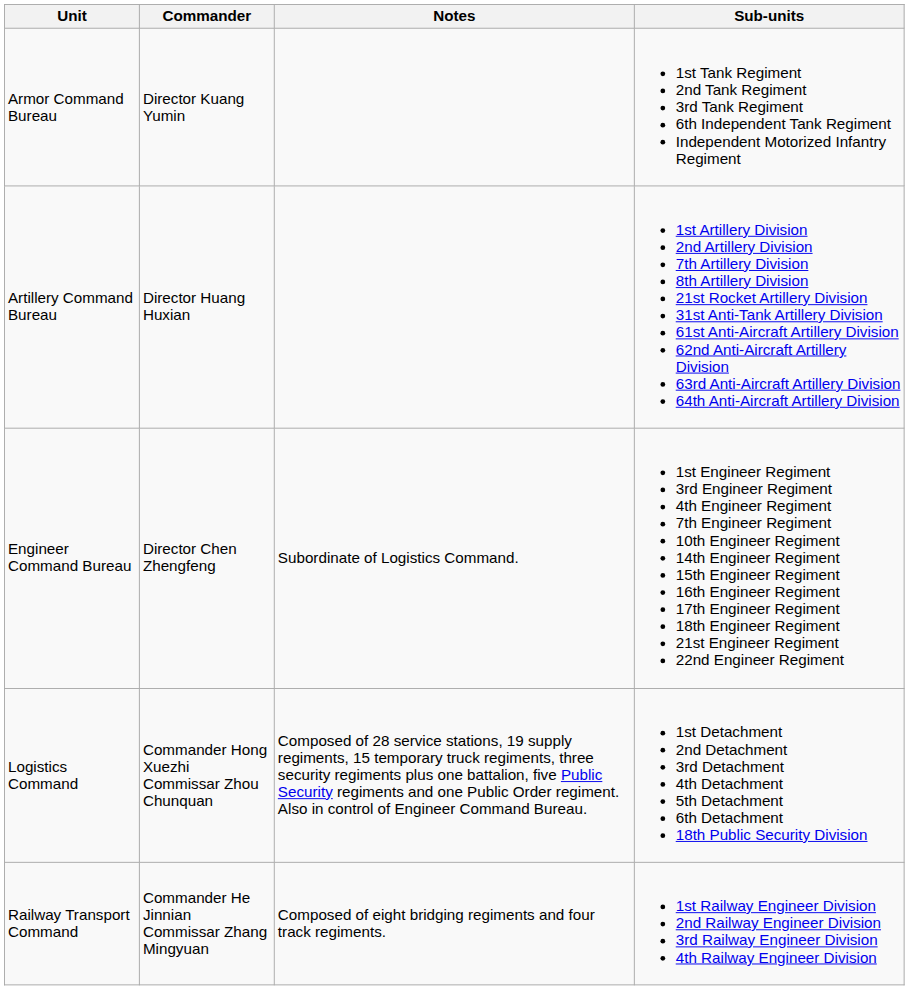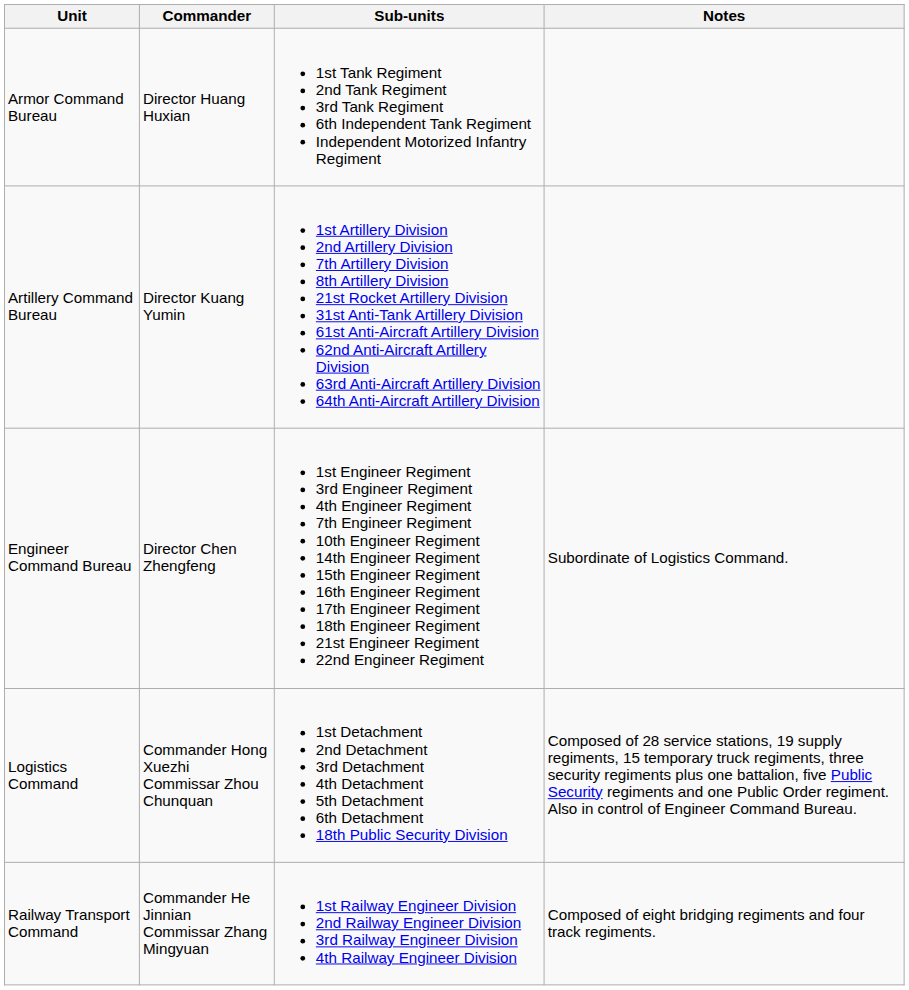columns swapped: (769, 16) <-> (454, 16)
(194, 107) Director Kuang Yumin -> (194, 107) Director Huang Huxian
(194, 307) Director Huang Huxian -> (194, 307) Director Kuang Yumin
